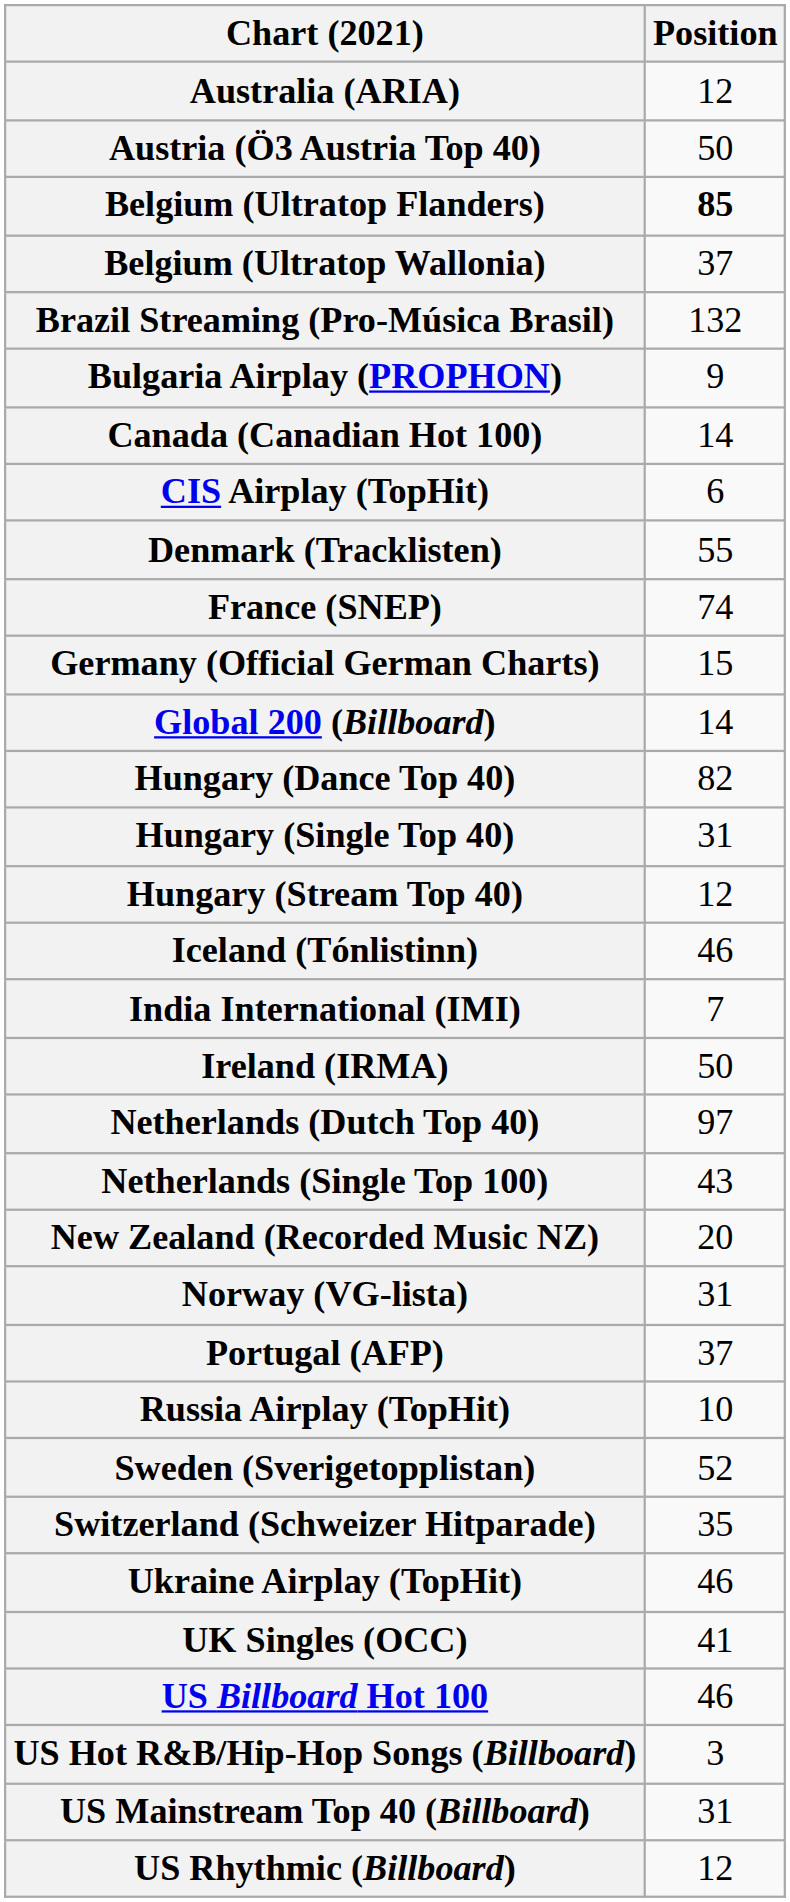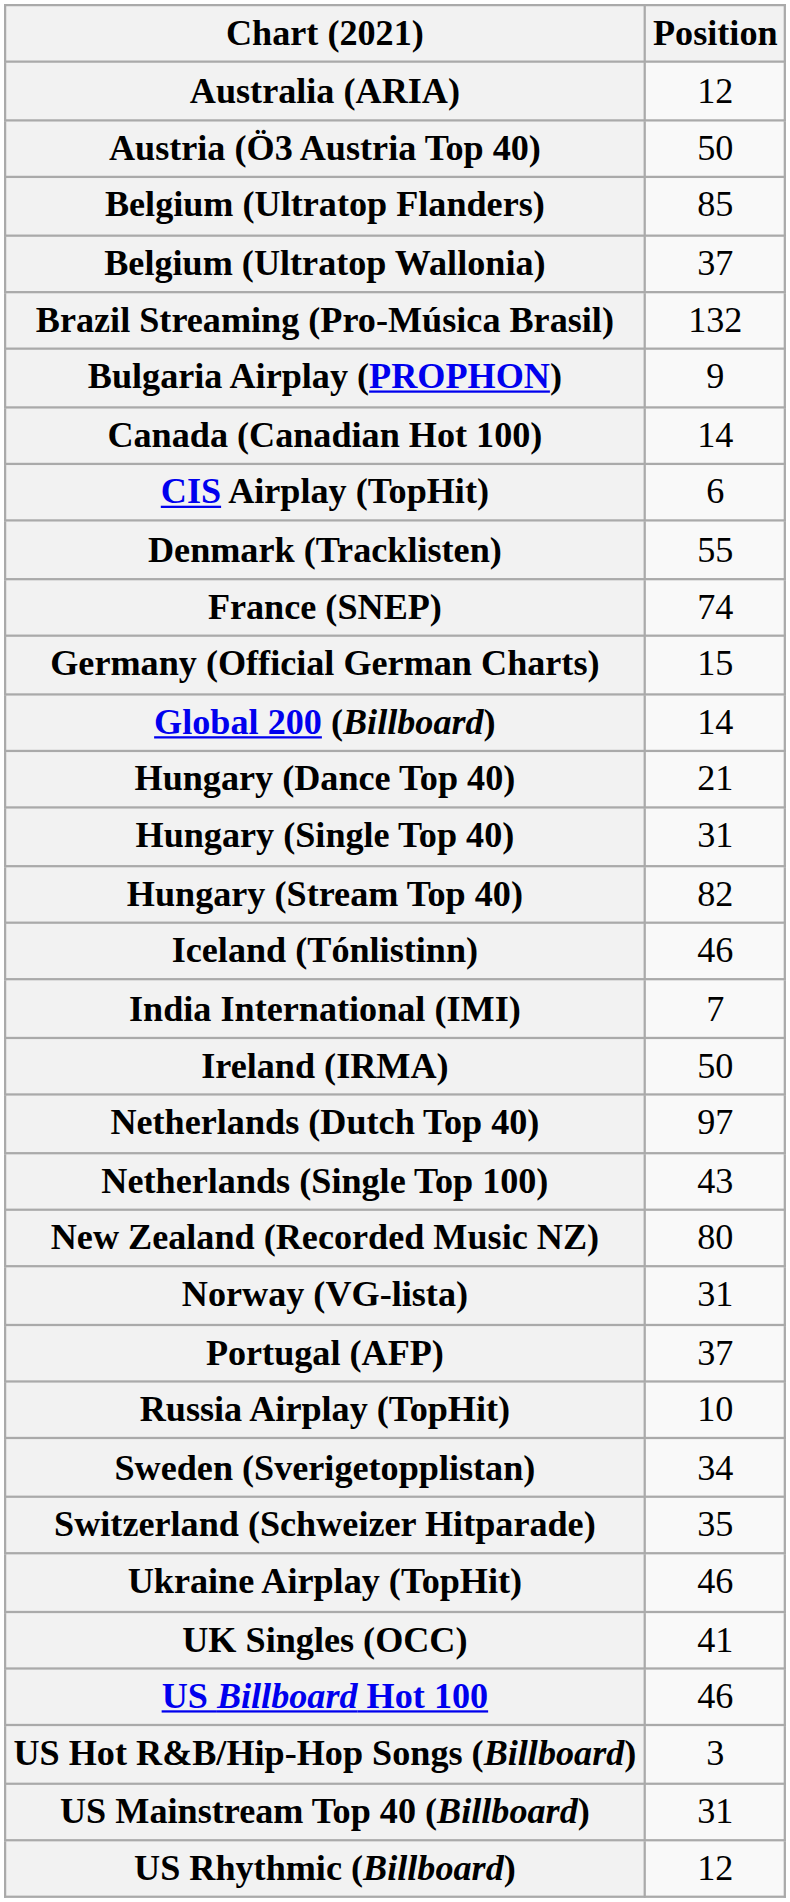(715, 205) bold -> (715, 205) normal
(715, 778) 82 -> (715, 778) 21
(715, 893) 12 -> (715, 893) 82
(715, 1237) 20 -> (715, 1237) 80
(715, 1466) 52 -> (715, 1466) 34
